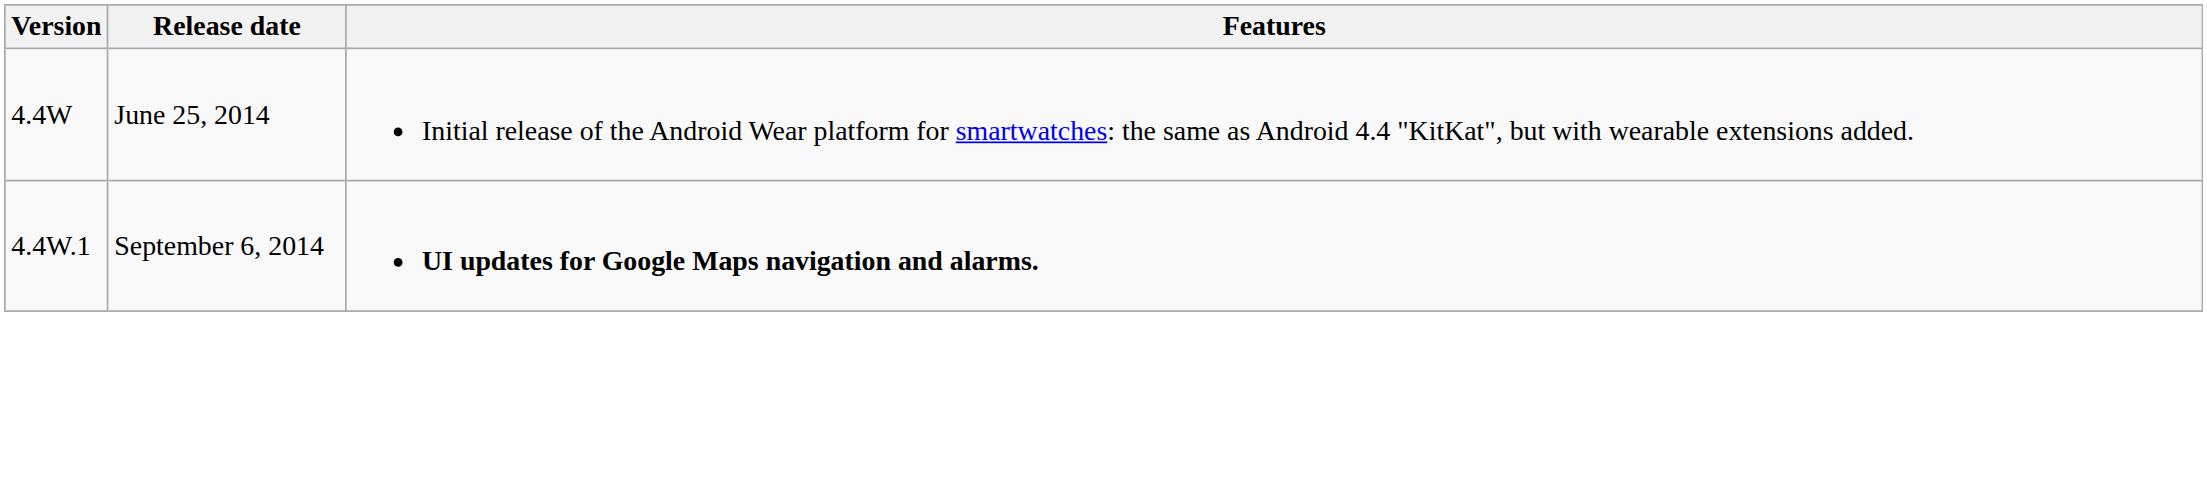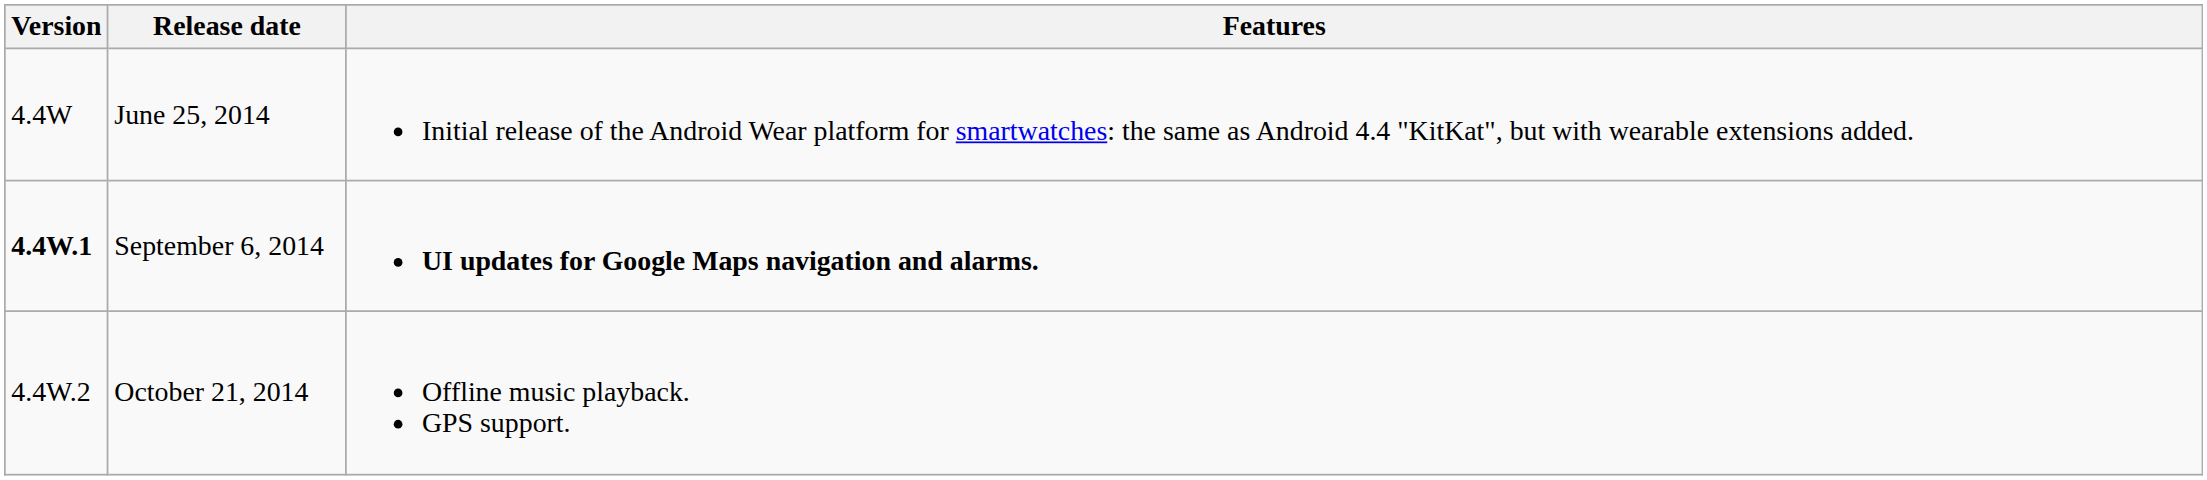(51, 245) normal -> (52, 245) bold
+ row: (211, 392)
